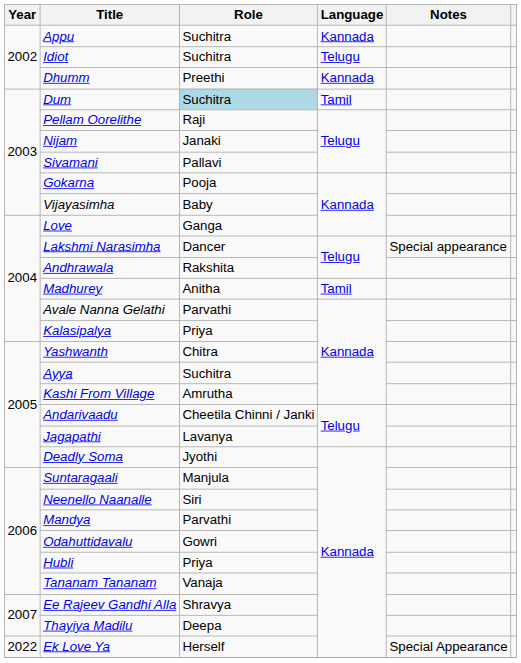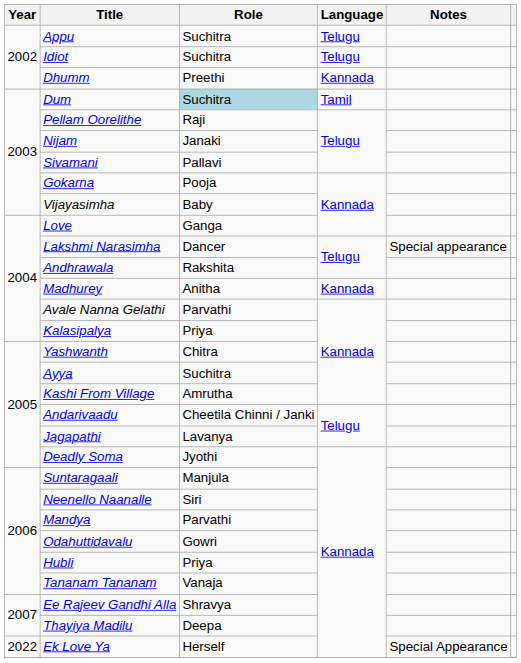(347, 36) Kannada -> (340, 36) Telugu
(336, 288) Tamil -> (347, 288) Kannada
